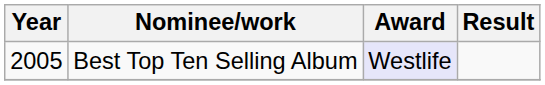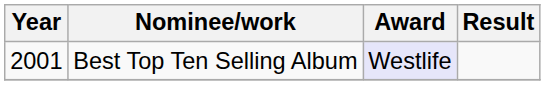(36, 60) 2005 -> (36, 60) 2001
